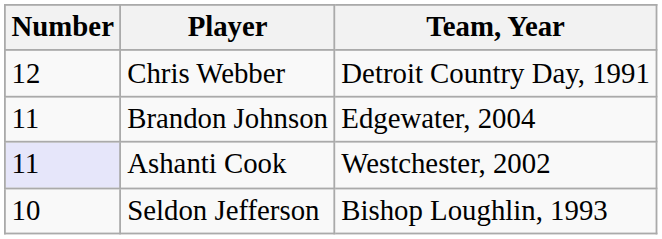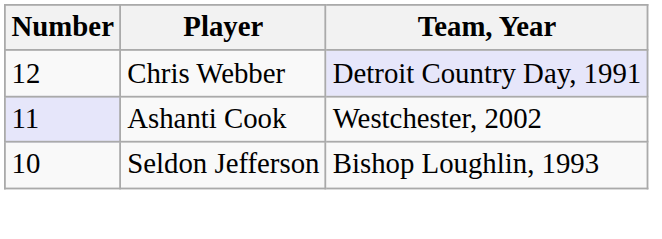(496, 73) no background -> (487, 73) lavender background
- row: (228, 118)
